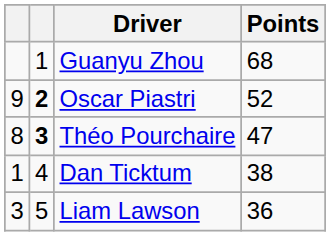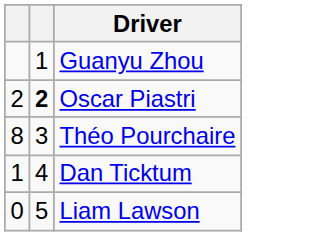- column: (283, 23)
(17, 98) 9 -> (17, 98) 2
(42, 136) bold -> (42, 136) normal
(17, 211) 3 -> (17, 211) 0
